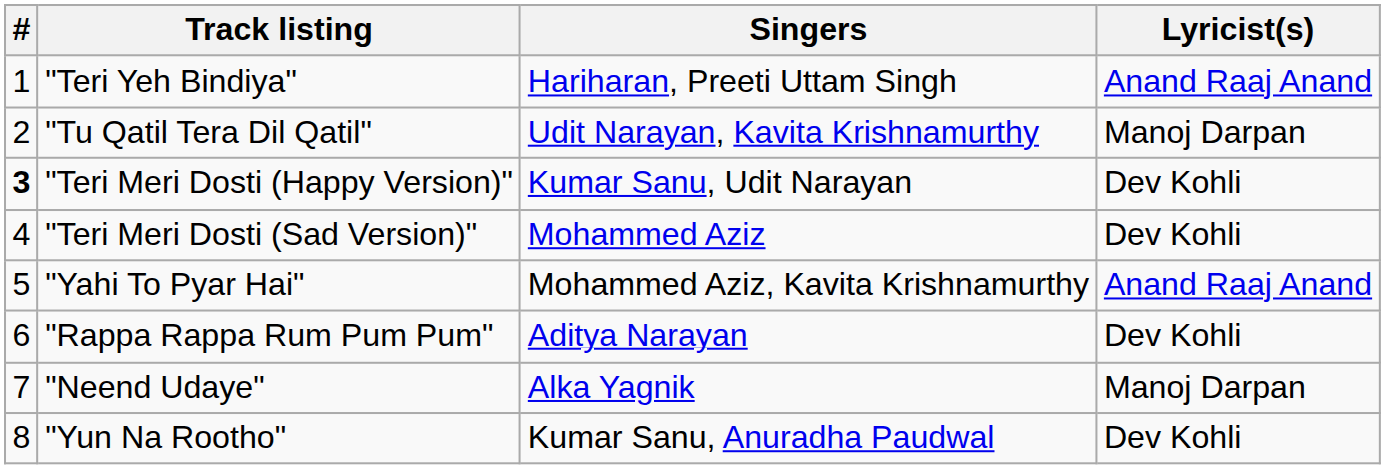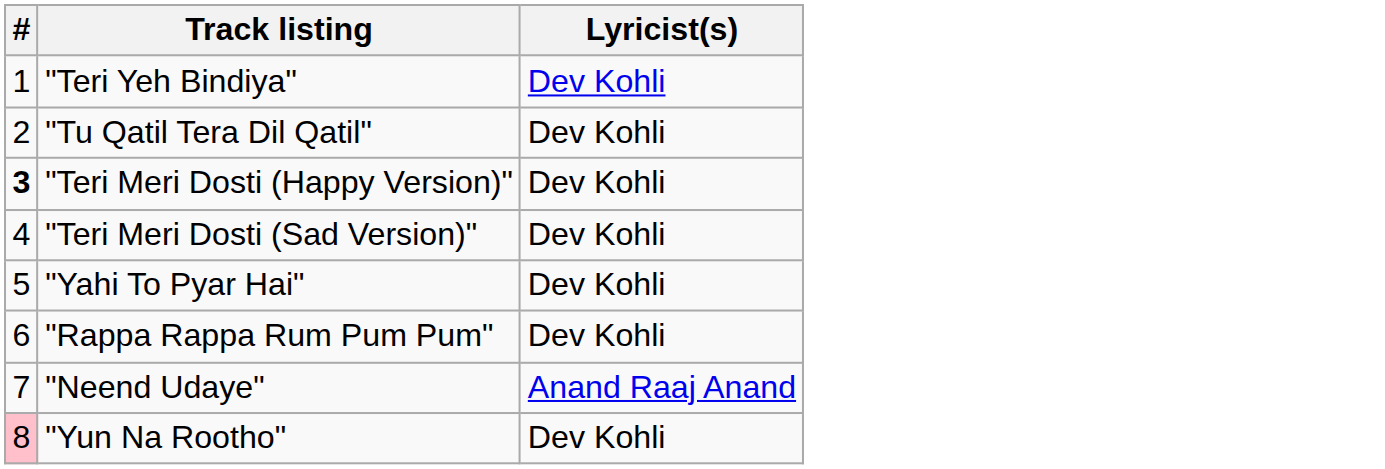- column: (808, 30)
(1238, 81) Anand Raaj Anand -> (597, 81) Dev Kohli
(1205, 132) Manoj Darpan -> (597, 132) Dev Kohli
(1238, 285) Anand Raaj Anand -> (597, 285) Dev Kohli
(1205, 387) Manoj Darpan -> (662, 387) Anand Raaj Anand
(21, 438) no background -> (21, 438) pink background
